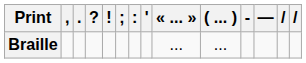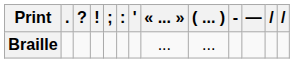- column: (67, 18)
